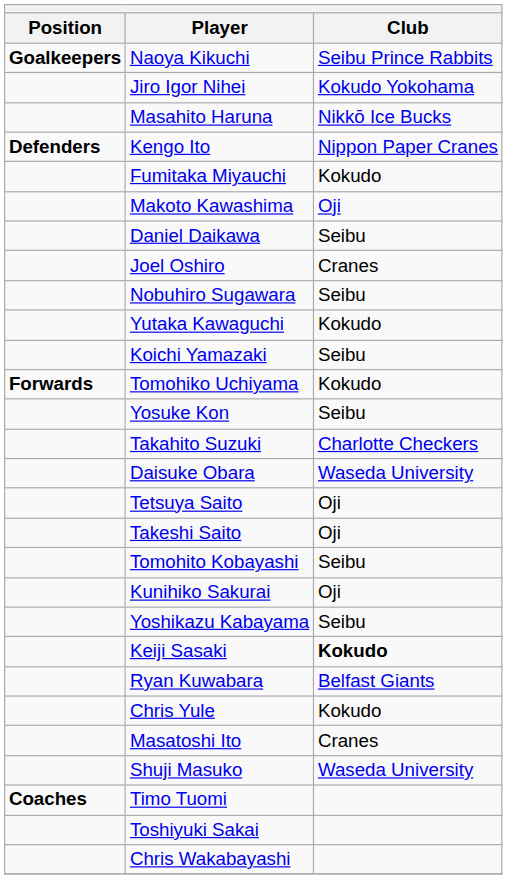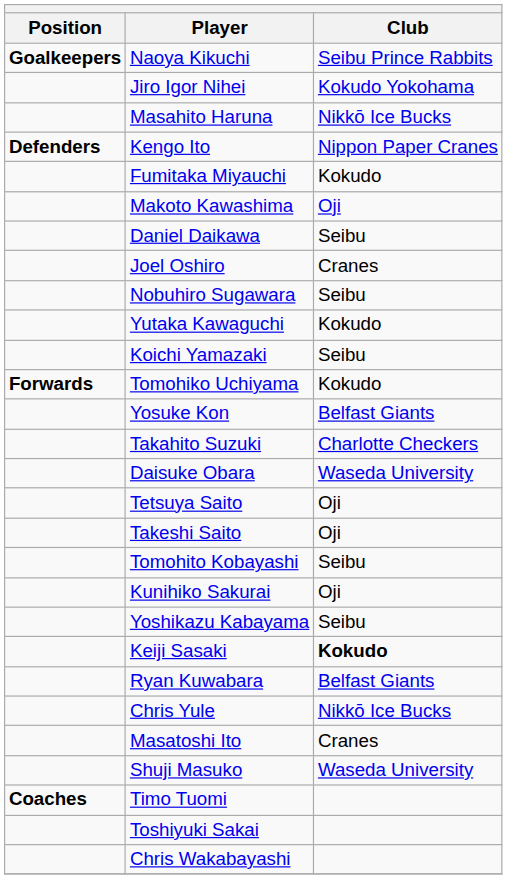(342, 413) Seibu -> (376, 413) Belfast Giants
(350, 710) Kokudo -> (384, 710) Nikkō Ice Bucks
